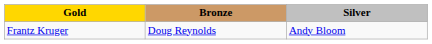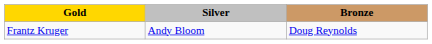columns swapped: (357, 13) <-> (216, 13)
